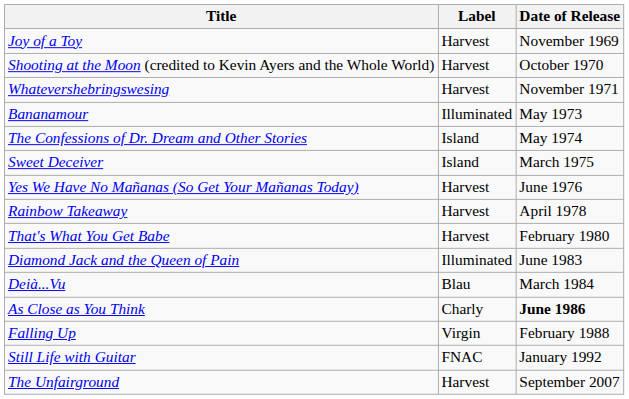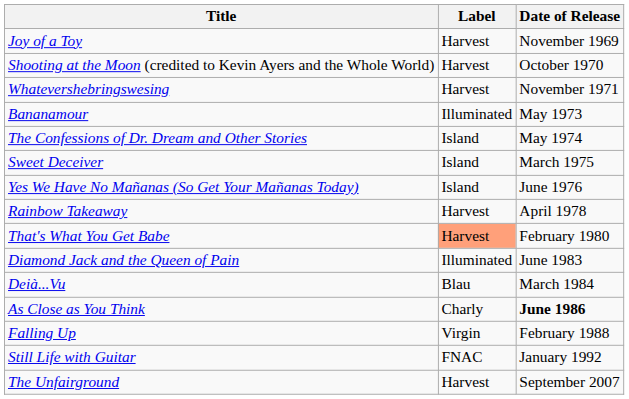(465, 187) Harvest -> (460, 187) Island
(465, 235) no background -> (465, 235) lightsalmon background
